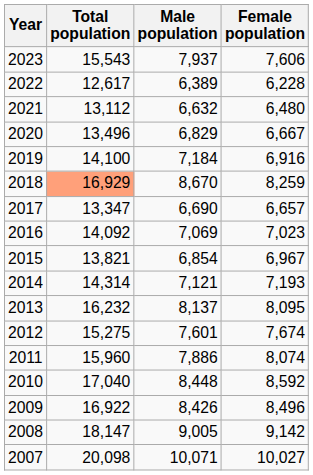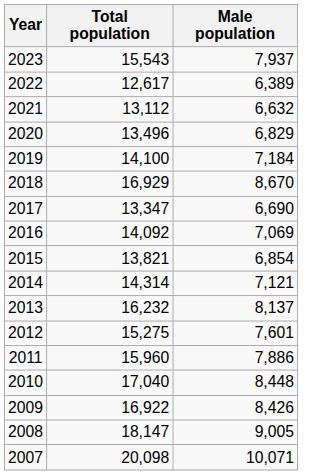- column: (265, 25)
(106, 183) lightsalmon background -> (145, 183) no background
